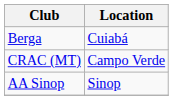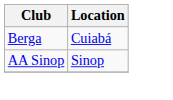- row: (44, 60)
